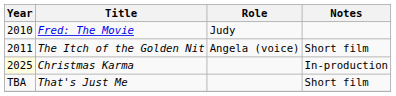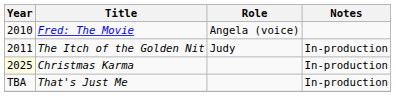(222, 30) Judy -> (255, 30) Angela (voice)
(255, 48) Angela (voice) -> (222, 48) Judy
(337, 48) Short film -> (346, 48) In-production
(337, 83) Short film -> (346, 83) In-production
